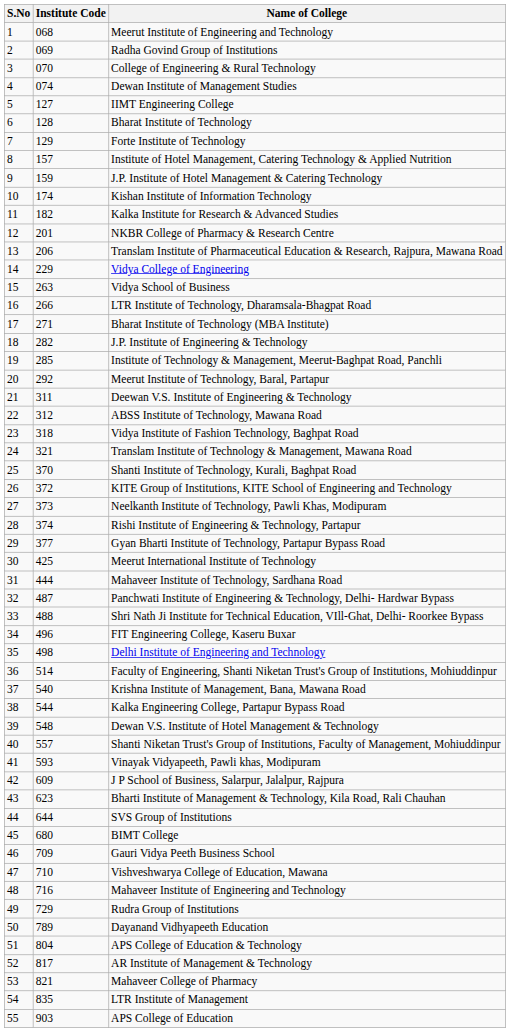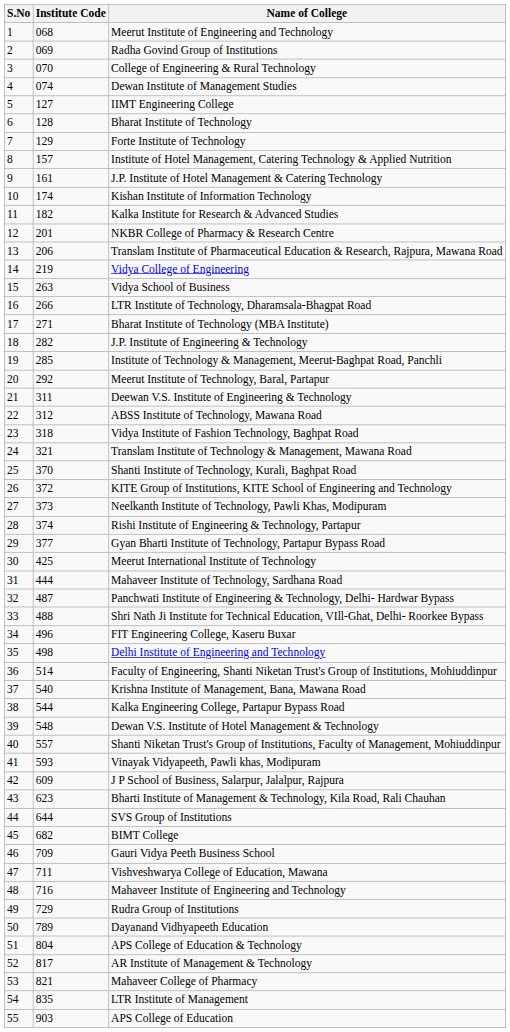(44, 178) 159 -> (44, 178) 161
(44, 269) 229 -> (44, 269) 219
(44, 835) 680 -> (44, 835) 682
(44, 872) 710 -> (44, 872) 711
